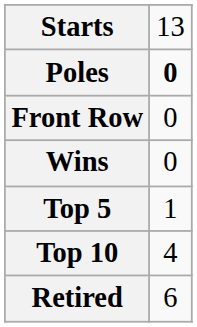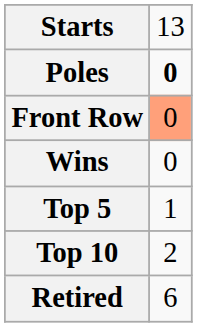(170, 117) no background -> (170, 117) lightsalmon background
(170, 252) 4 -> (170, 252) 2
